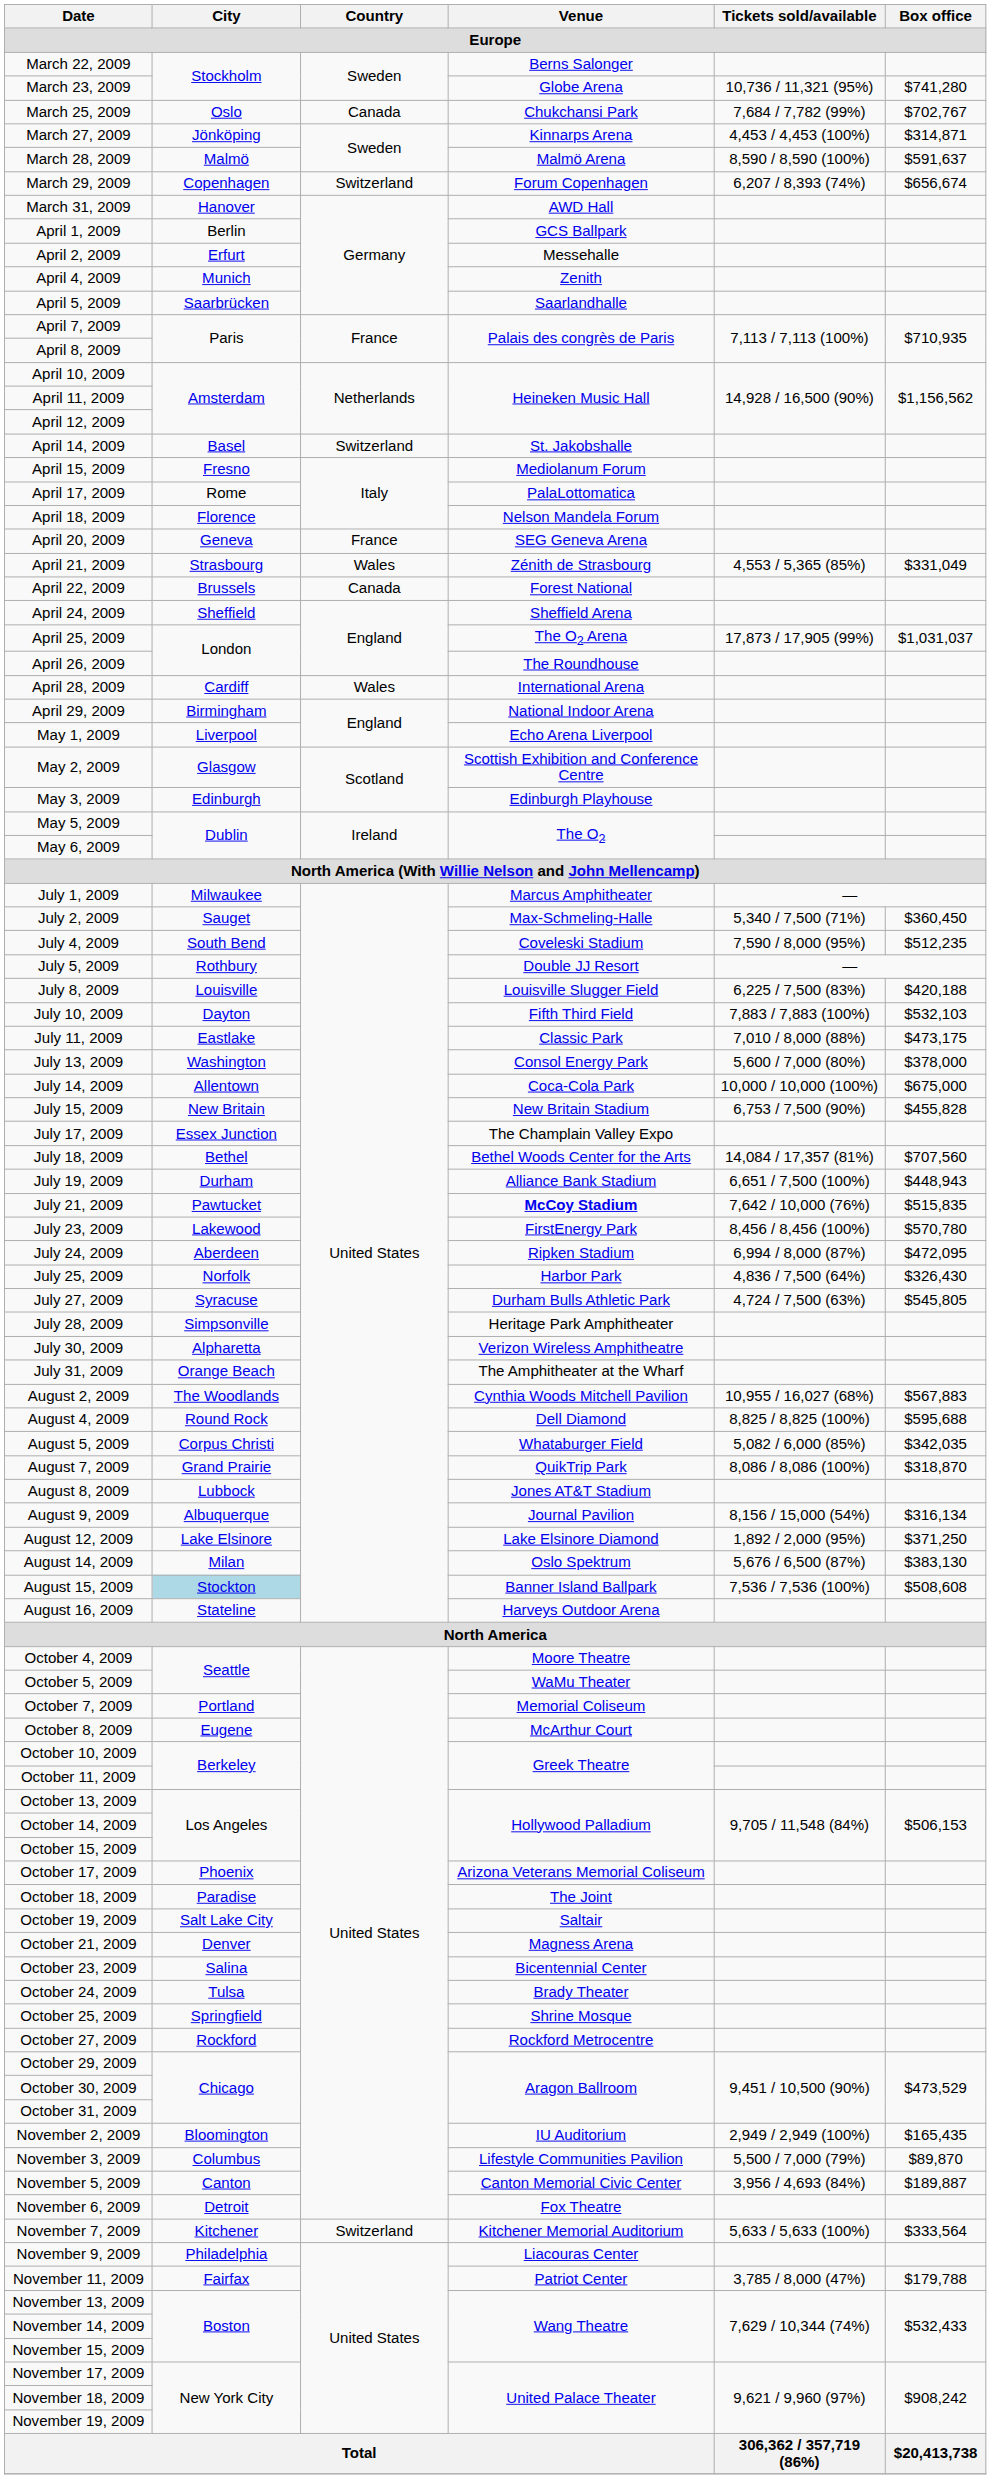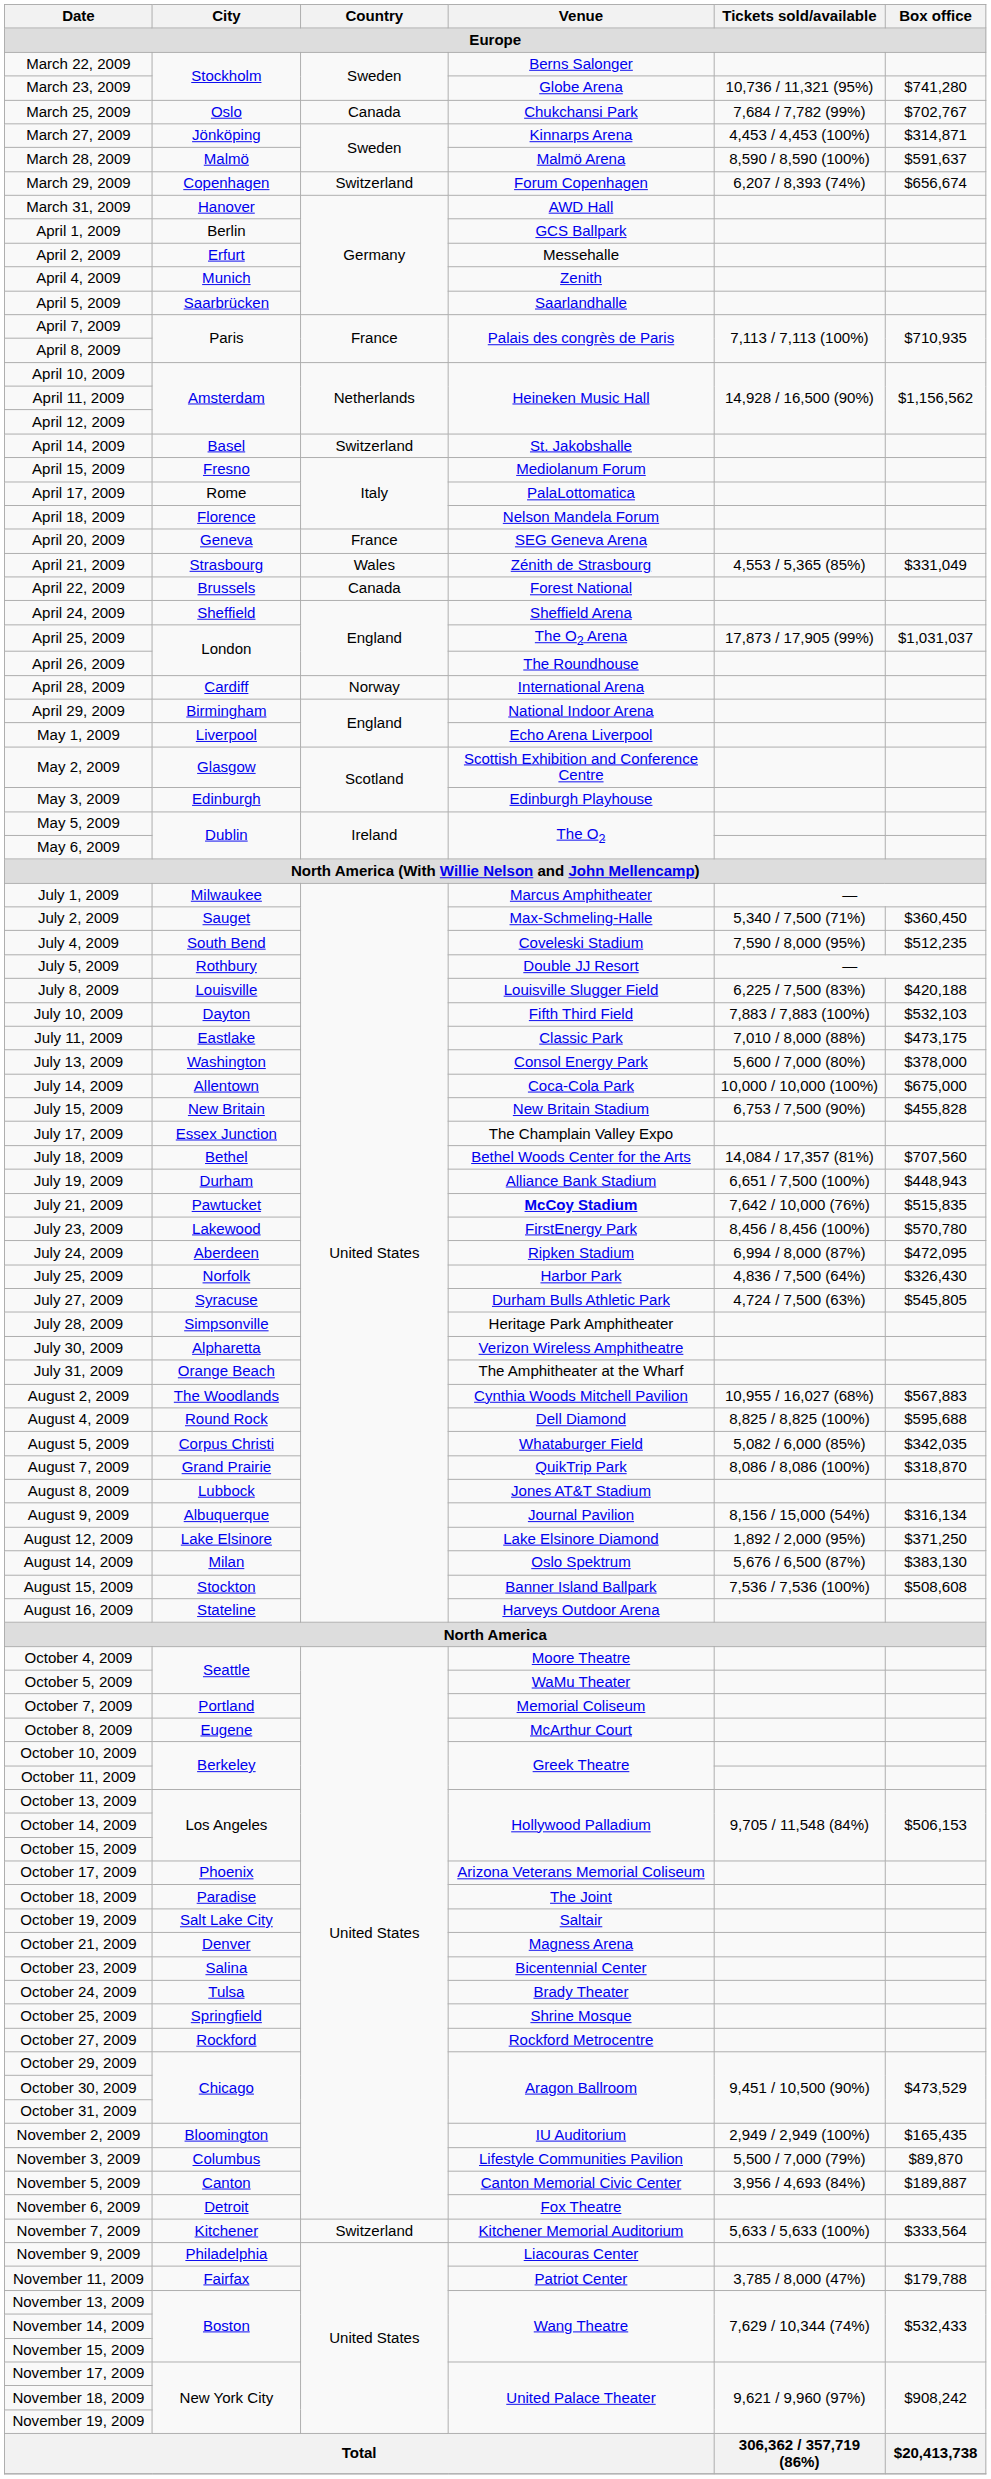(374, 687) Wales -> (374, 687) Norway
(226, 1586) lightblue background -> (226, 1586) no background
